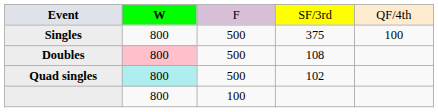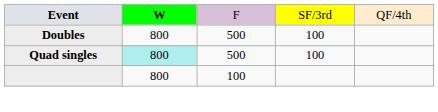- row: (63, 35)
(159, 55) pink background -> (159, 35) no background
(315, 55) 108 -> (315, 35) 100
(315, 76) 102 -> (315, 55) 100
